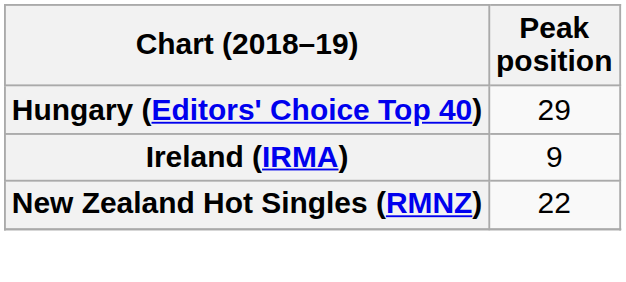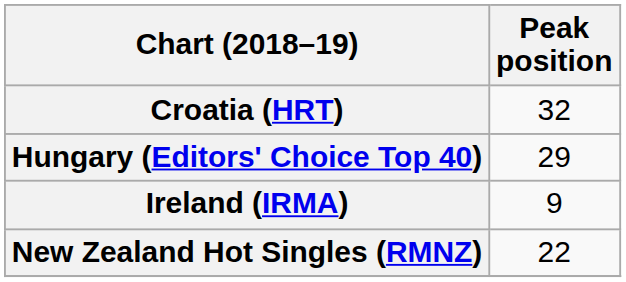+ row: (247, 109)
